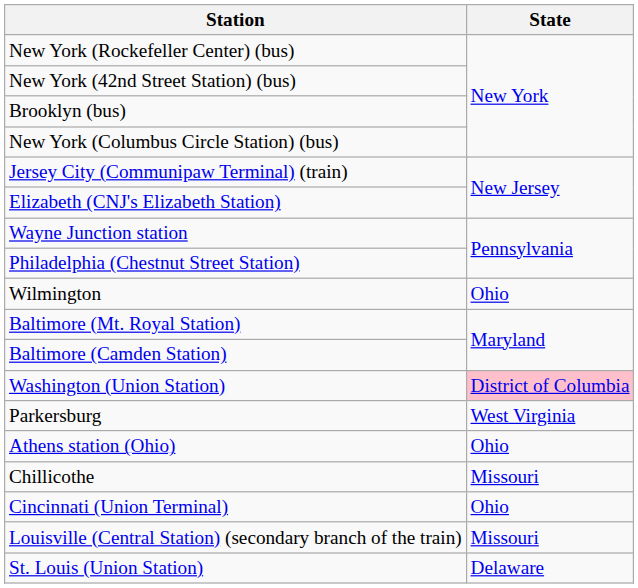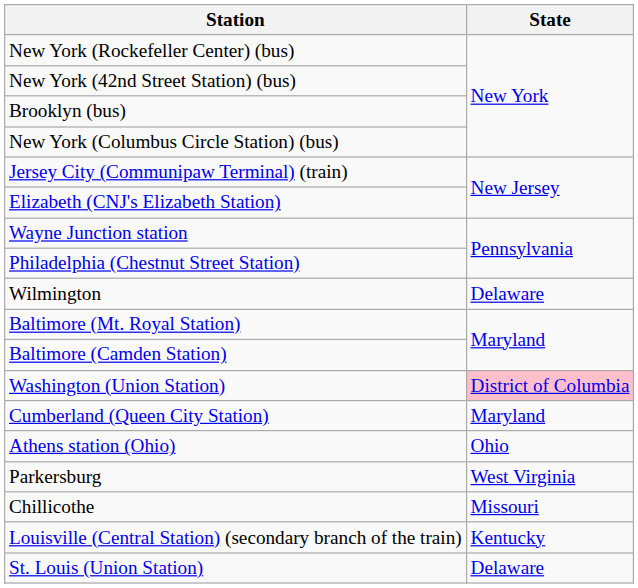(490, 293) Ohio -> (507, 293) Delaware
+ row: (139, 415)
rows swapped: (55, 415) <-> (92, 446)
- row: (119, 506)
(505, 537) Missouri -> (508, 537) Kentucky
